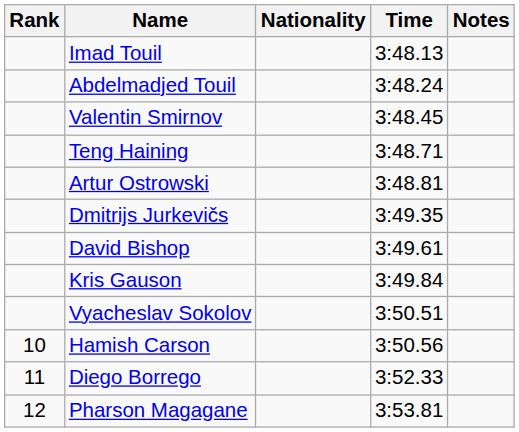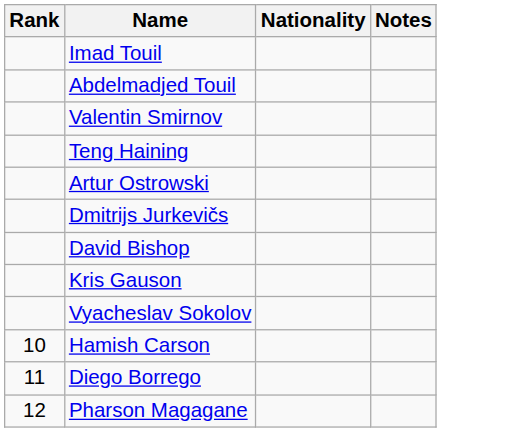- column: (409, 20)
